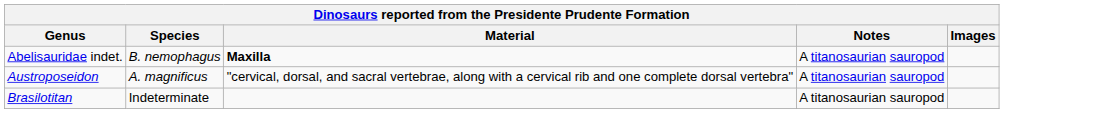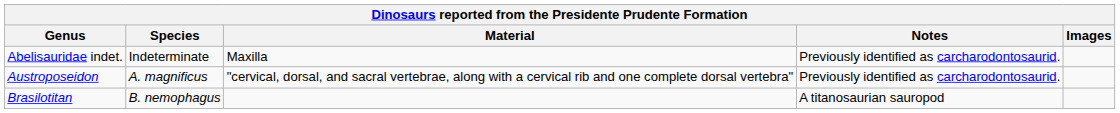(175, 56) B. nemophagus -> (169, 56) Indeterminate
(249, 56) bold -> (247, 56) normal
(872, 56) A titanosaurian sauropod -> (930, 56) Previously identified as carcharodontosaurid.
(872, 77) A titanosaurian sauropod -> (930, 77) Previously identified as carcharodontosaurid.
(169, 98) Indeterminate -> (175, 98) B. nemophagus
